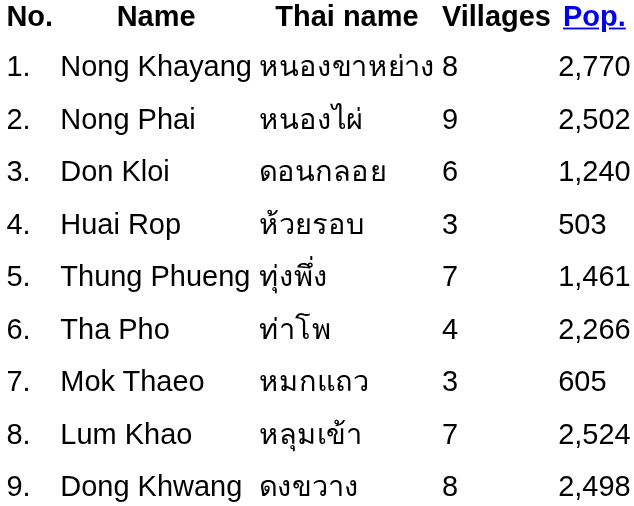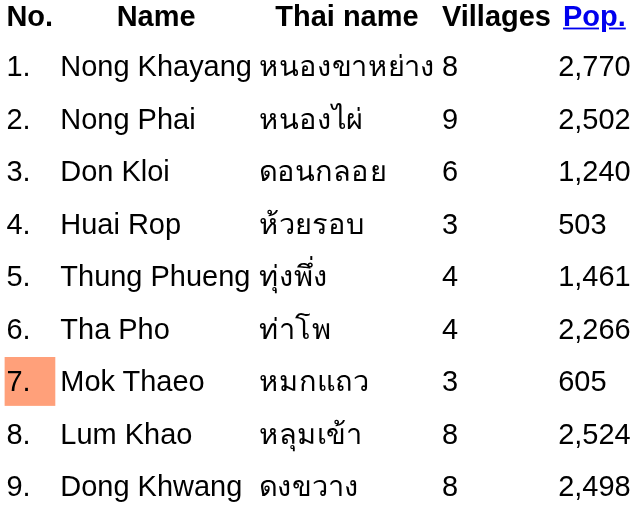(450, 276) 7 -> (450, 276) 4
(19, 381) no background -> (19, 381) lightsalmon background
(450, 433) 7 -> (450, 433) 8
